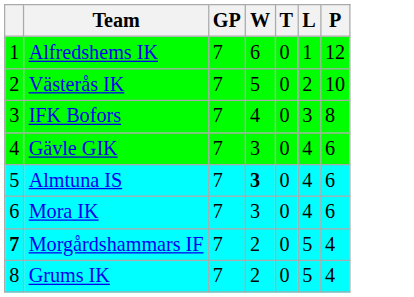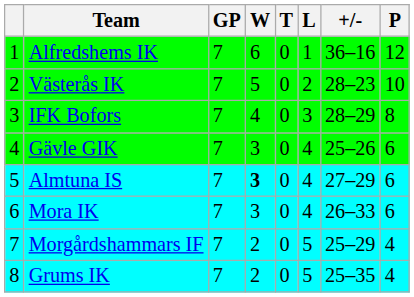+ column: (350, 20)
(14, 244) bold -> (14, 244) normal
